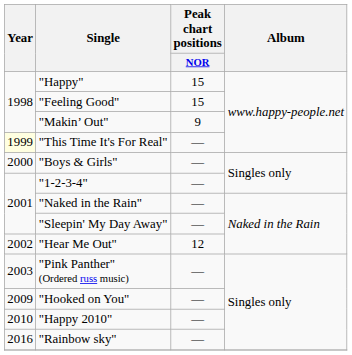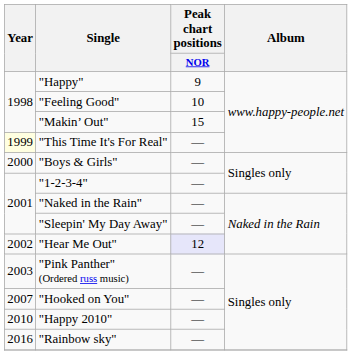(198, 81) 15 -> (198, 81) 9
(198, 101) 15 -> (198, 101) 10
(198, 122) 9 -> (198, 122) 15
(198, 243) no background -> (198, 243) lavender background
(20, 299) 2009 -> (20, 299) 2007
